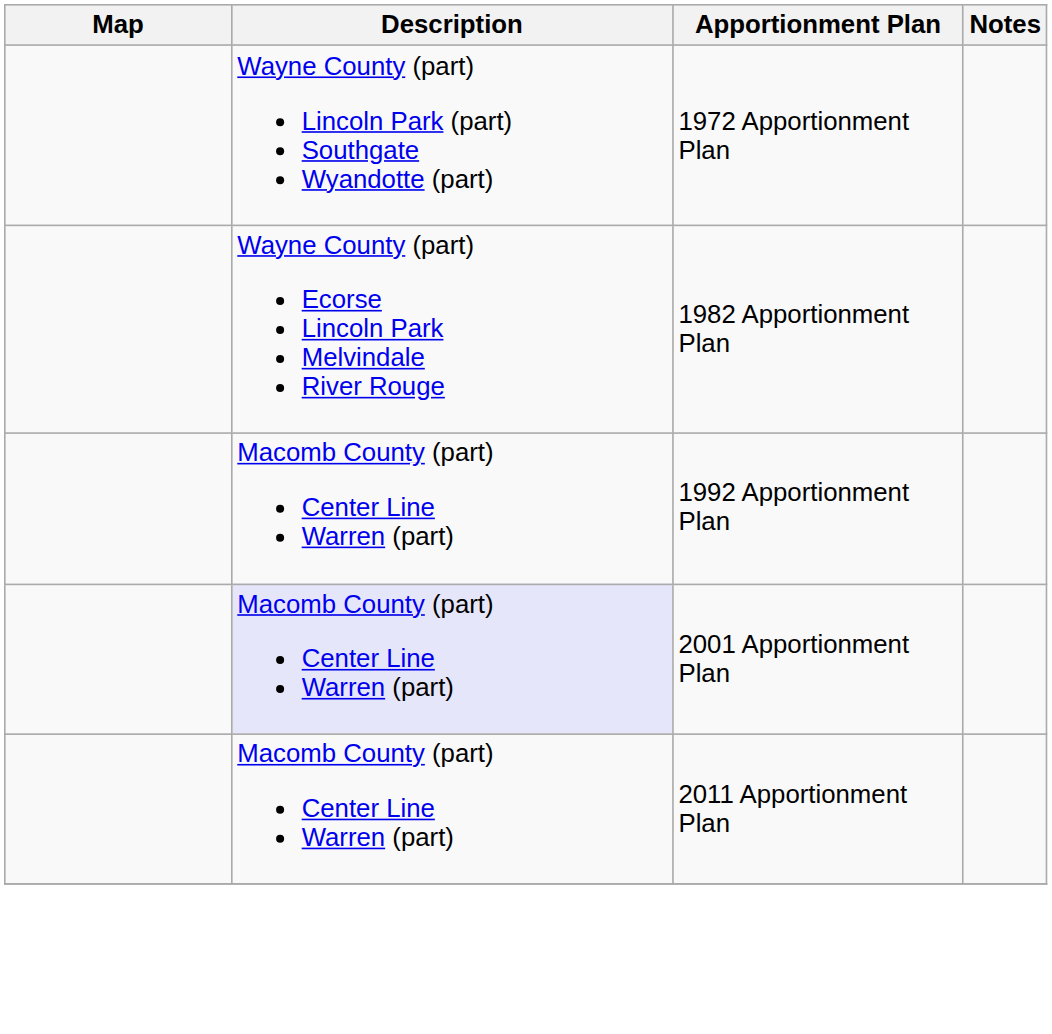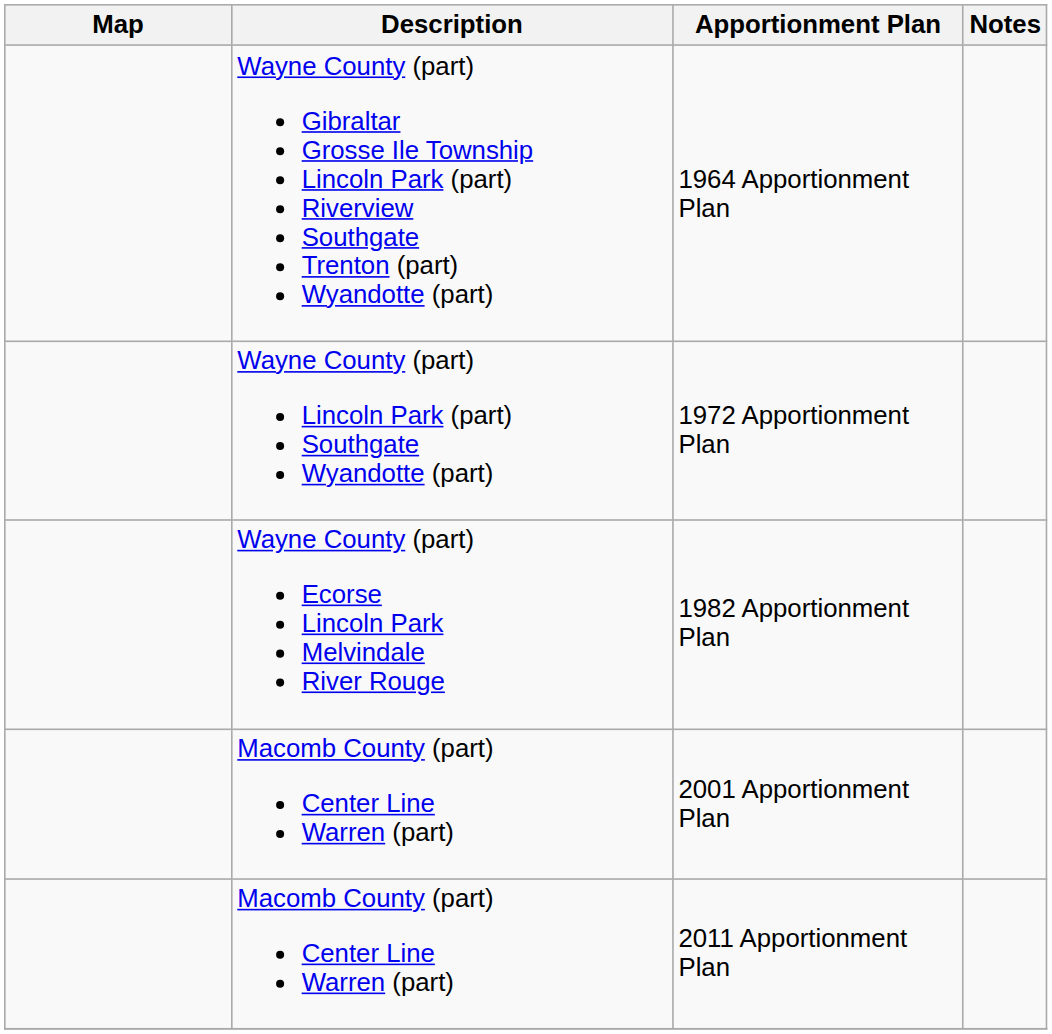+ row: (794, 192)
- row: (794, 508)
(452, 646) lavender background -> (452, 791) no background
